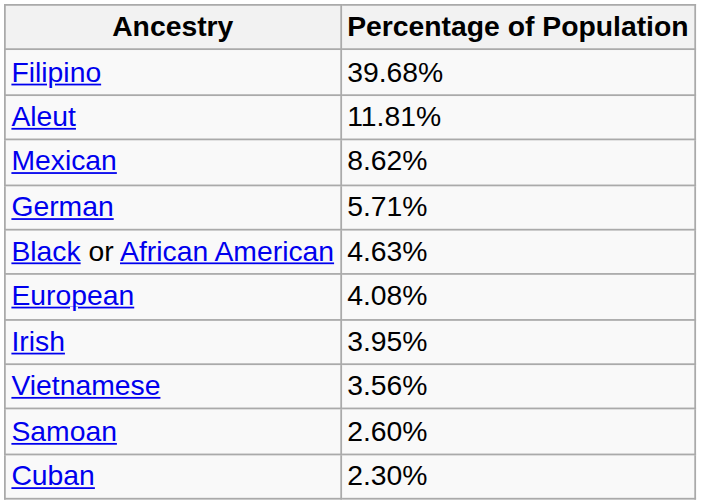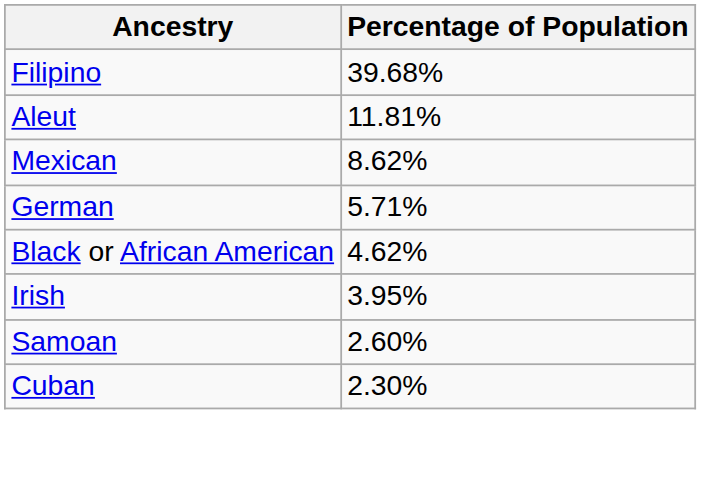(387, 251) 4.63% -> (387, 251) 4.62%
- row: (73, 296)
- row: (86, 386)
